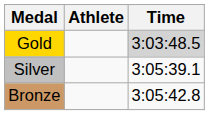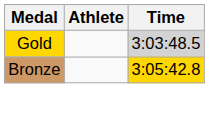- row: (34, 69)
(166, 95) no background -> (166, 69) gold background
